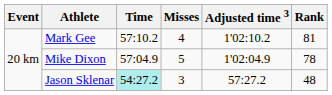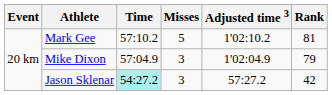(182, 39) 4 -> (182, 39) 5
(182, 59) 5 -> (182, 59) 3
(309, 59) 78 -> (309, 59) 79
(309, 80) 48 -> (309, 80) 42
